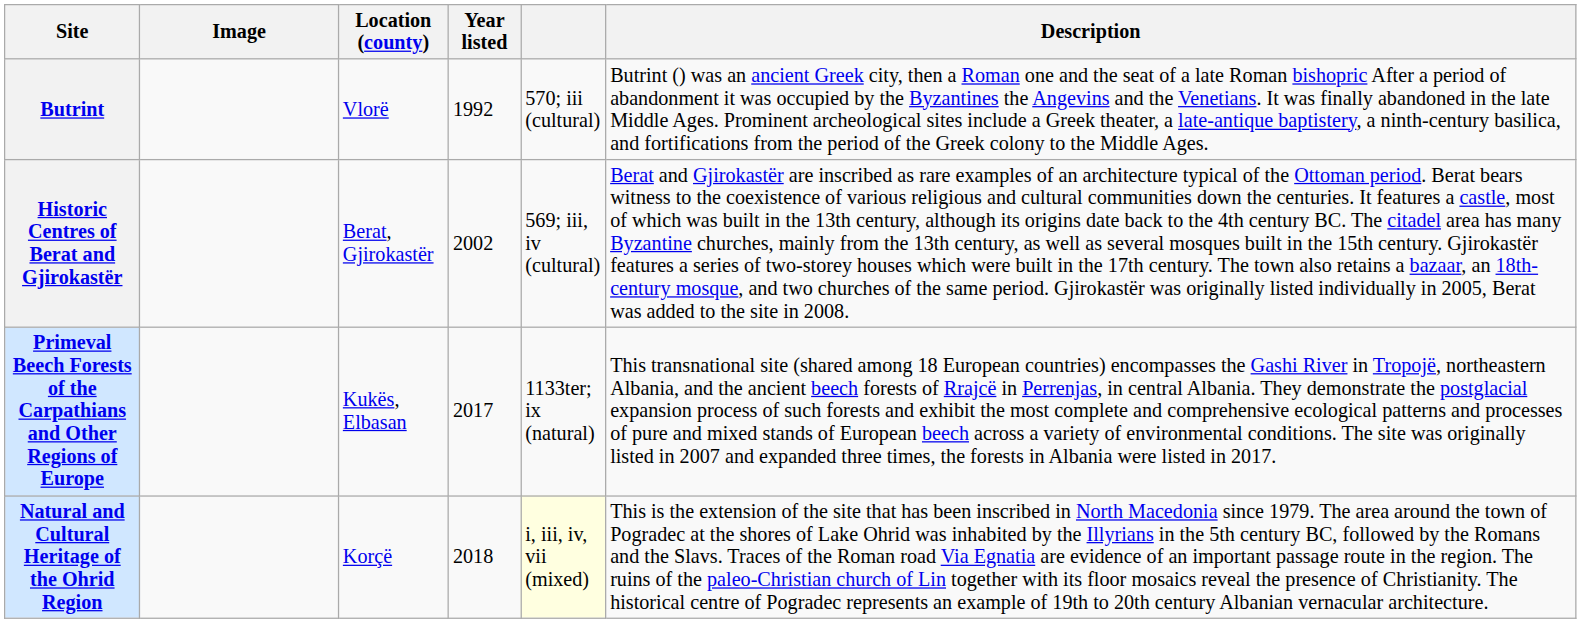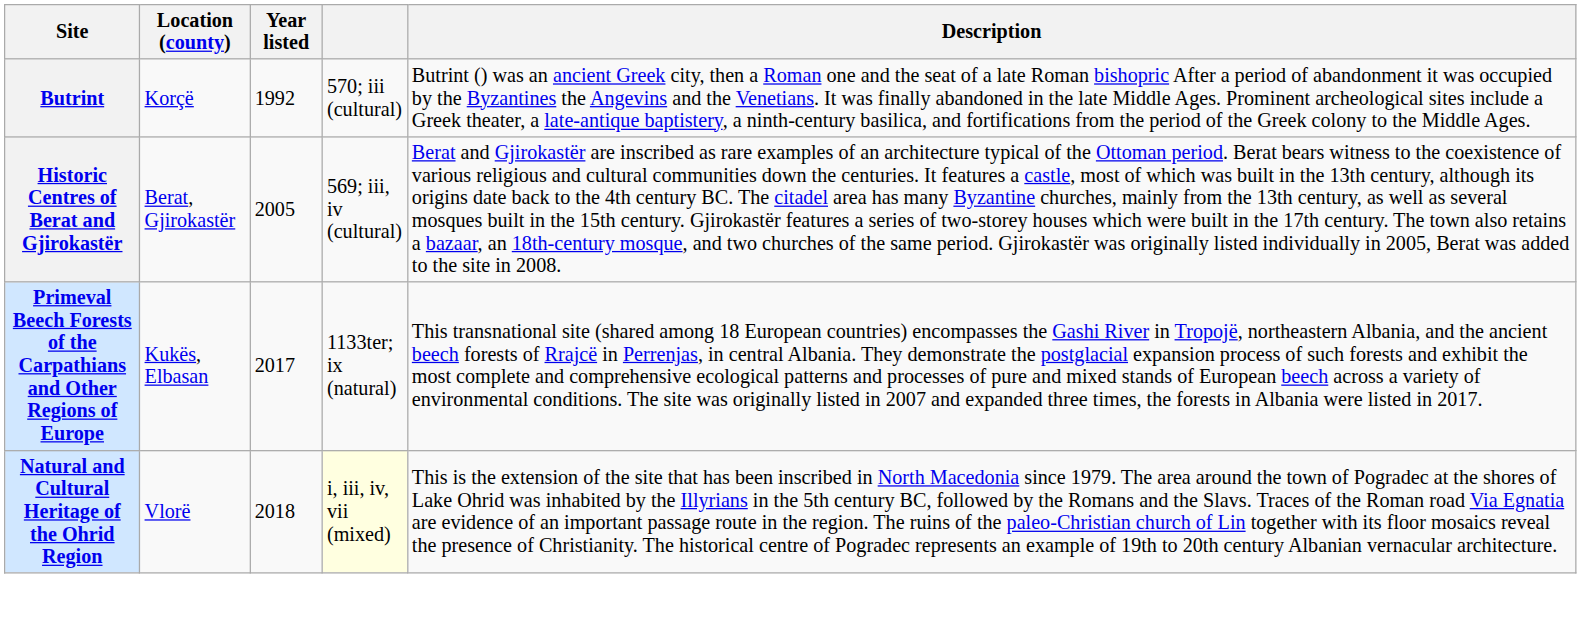- column: (239, 31)
(366, 109) Vlorë -> (169, 97) Korçë
(473, 243) 2002 -> (275, 209) 2005
(367, 556) Korçë -> (168, 511) Vlorë
